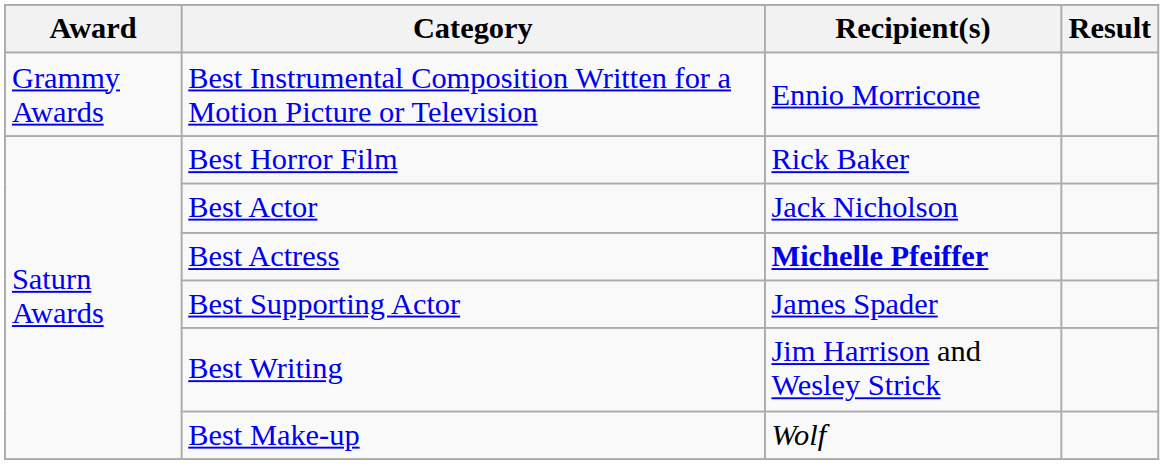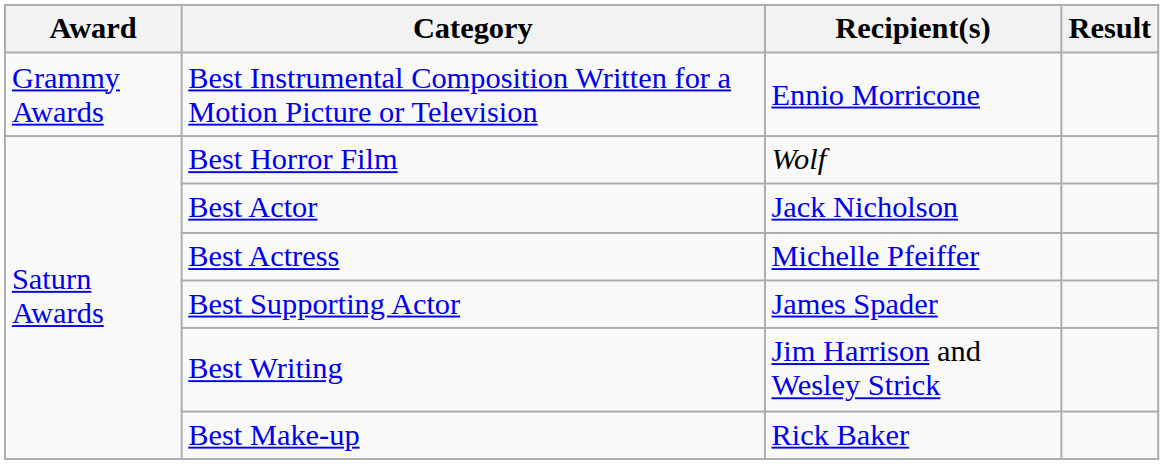(840, 159) Rick Baker -> (799, 159) Wolf
(880, 255) bold -> (875, 255) normal
(799, 434) Wolf -> (840, 434) Rick Baker
